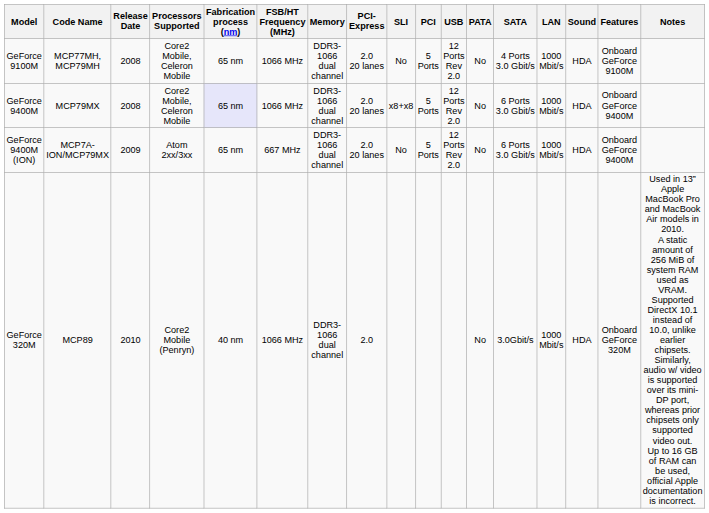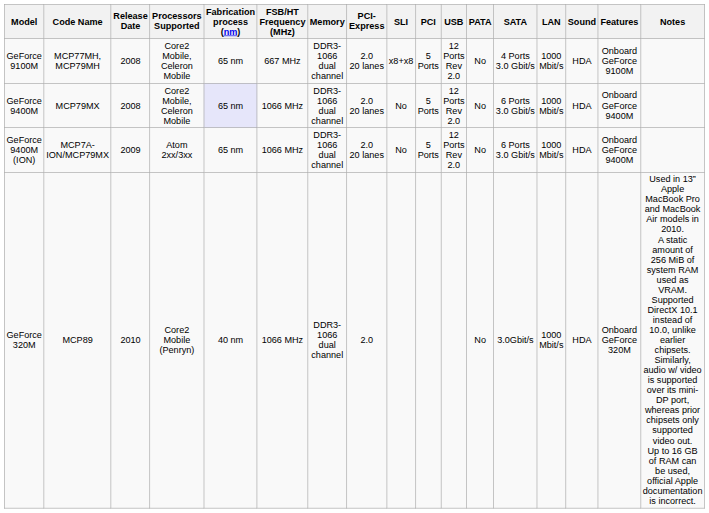(282, 61) 1066 MHz -> (282, 61) 667 MHz
(401, 61) No -> (401, 61) x8+x8
(401, 105) x8+x8 -> (401, 105) No
(282, 150) 667 MHz -> (282, 150) 1066 MHz
